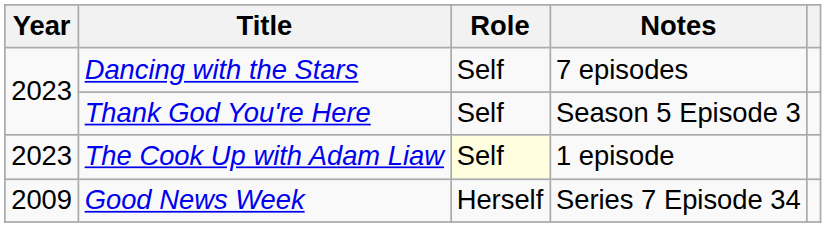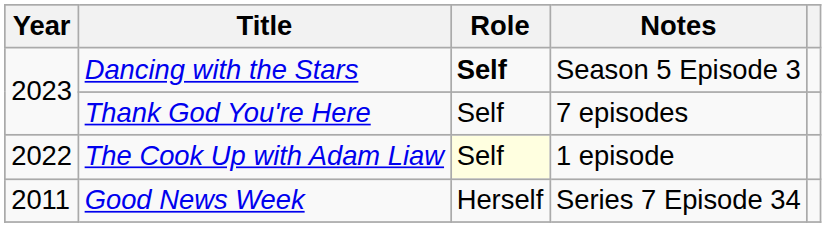(480, 69) normal -> (482, 69) bold
(622, 69) 7 episodes -> (678, 69) Season 5 Episode 3
(678, 112) Season 5 Episode 3 -> (622, 112) 7 episodes
(42, 156) 2023 -> (42, 156) 2022
(42, 199) 2009 -> (41, 199) 2011
